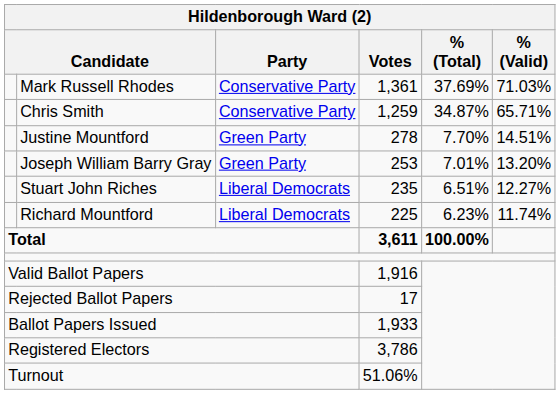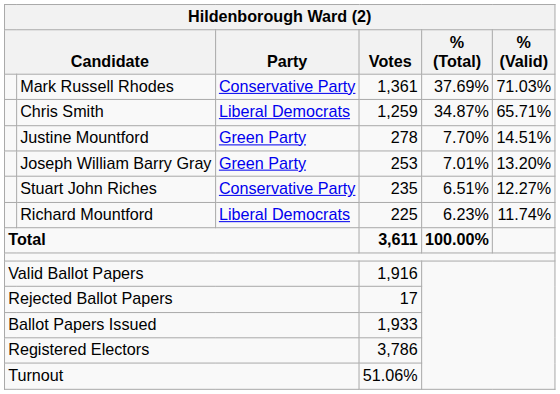(287, 112) Conservative Party -> (284, 112) Liberal Democrats
(284, 189) Liberal Democrats -> (287, 189) Conservative Party
